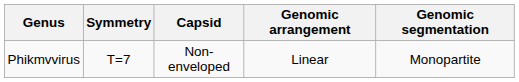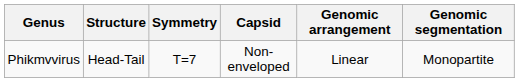+ column: (116, 22)
